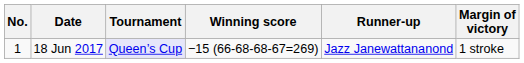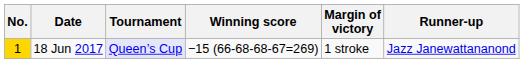columns swapped: (487, 22) <-> (389, 22)
(17, 49) no background -> (17, 49) gold background
